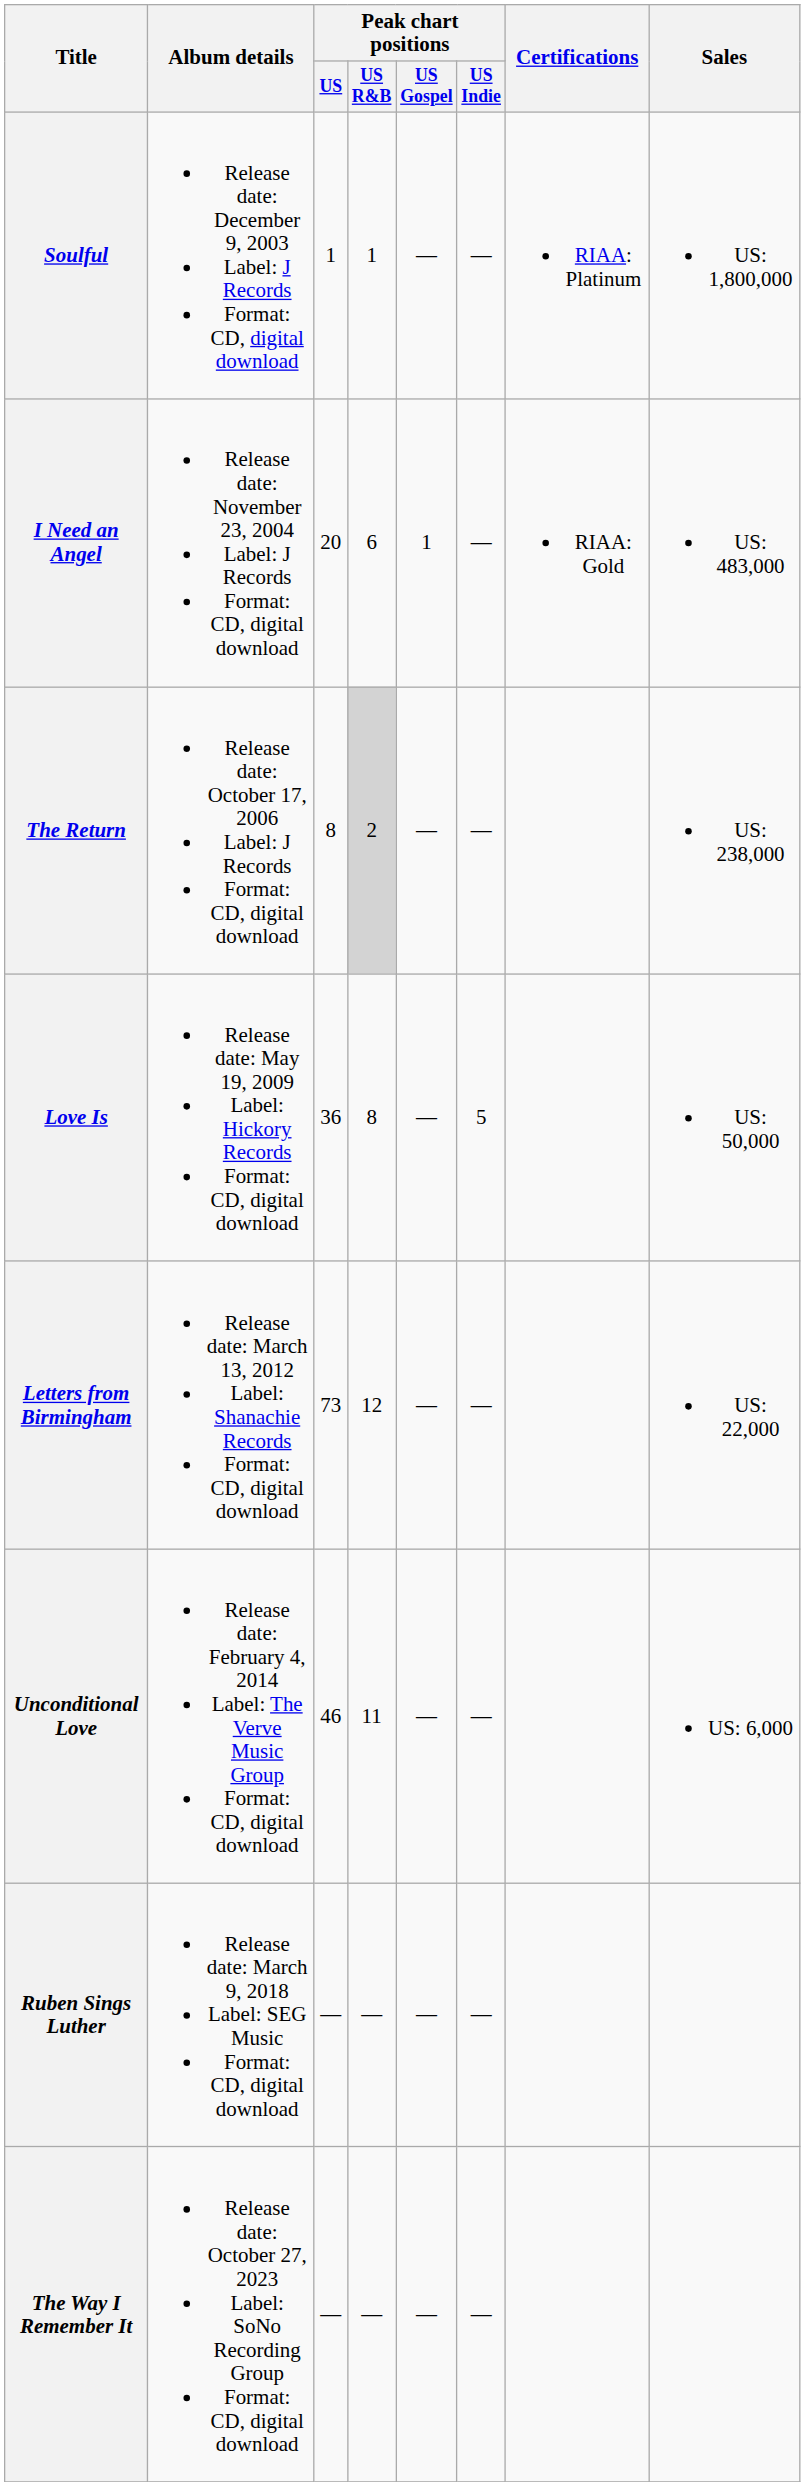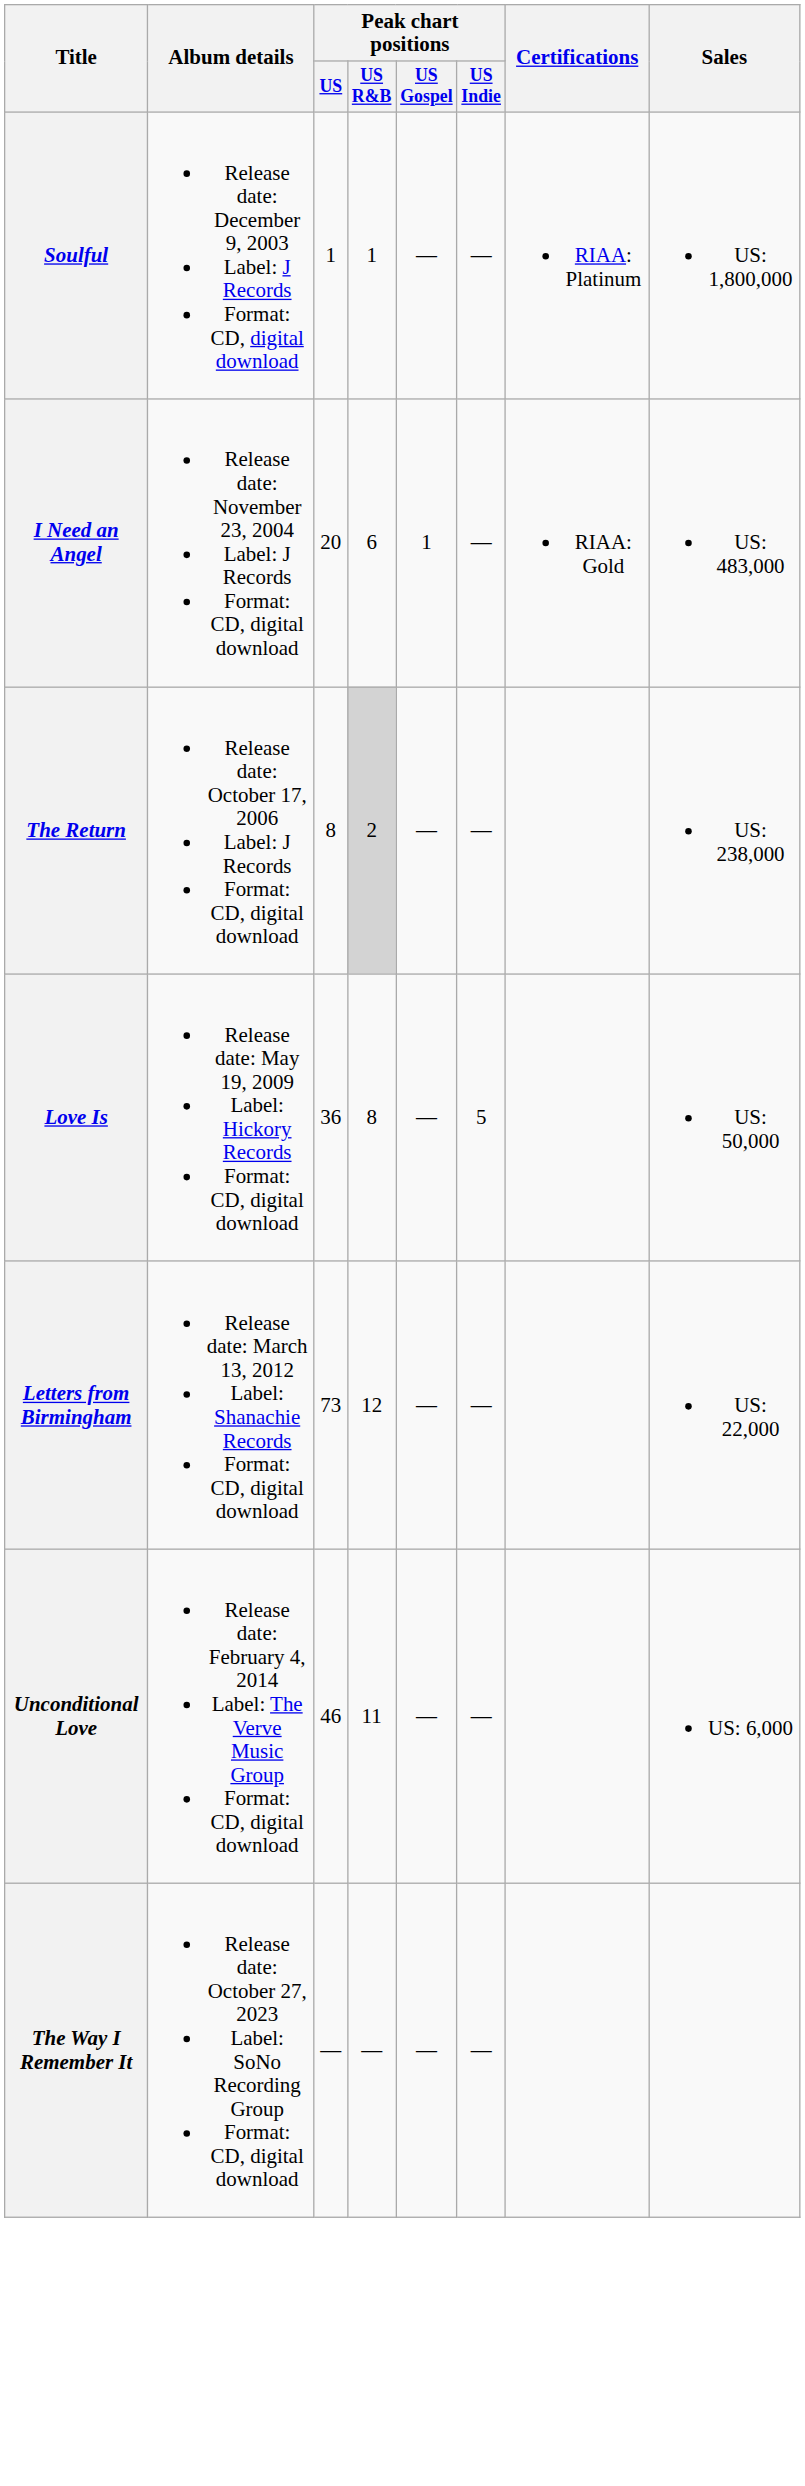- row: (76, 2015)
